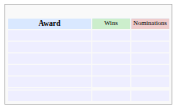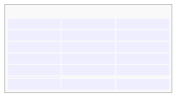- row: (49, 24)
